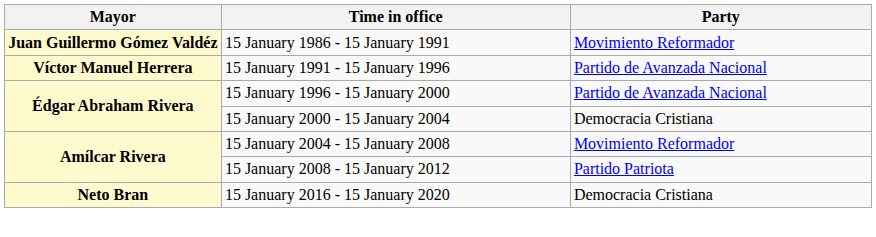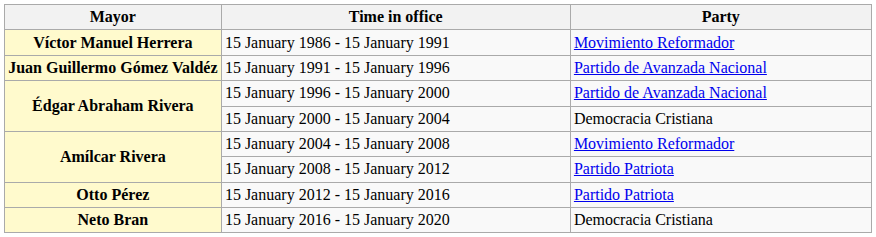(113, 42) Juan Guillermo Gómez Valdéz -> (113, 42) Víctor Manuel Herrera
(113, 67) Víctor Manuel Herrera -> (113, 67) Juan Guillermo Gómez Valdéz
+ row: (337, 194)
